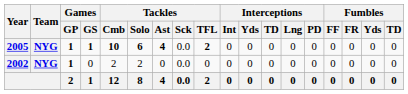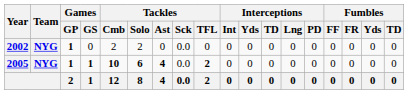rows swapped: (18, 64) <-> (18, 47)
